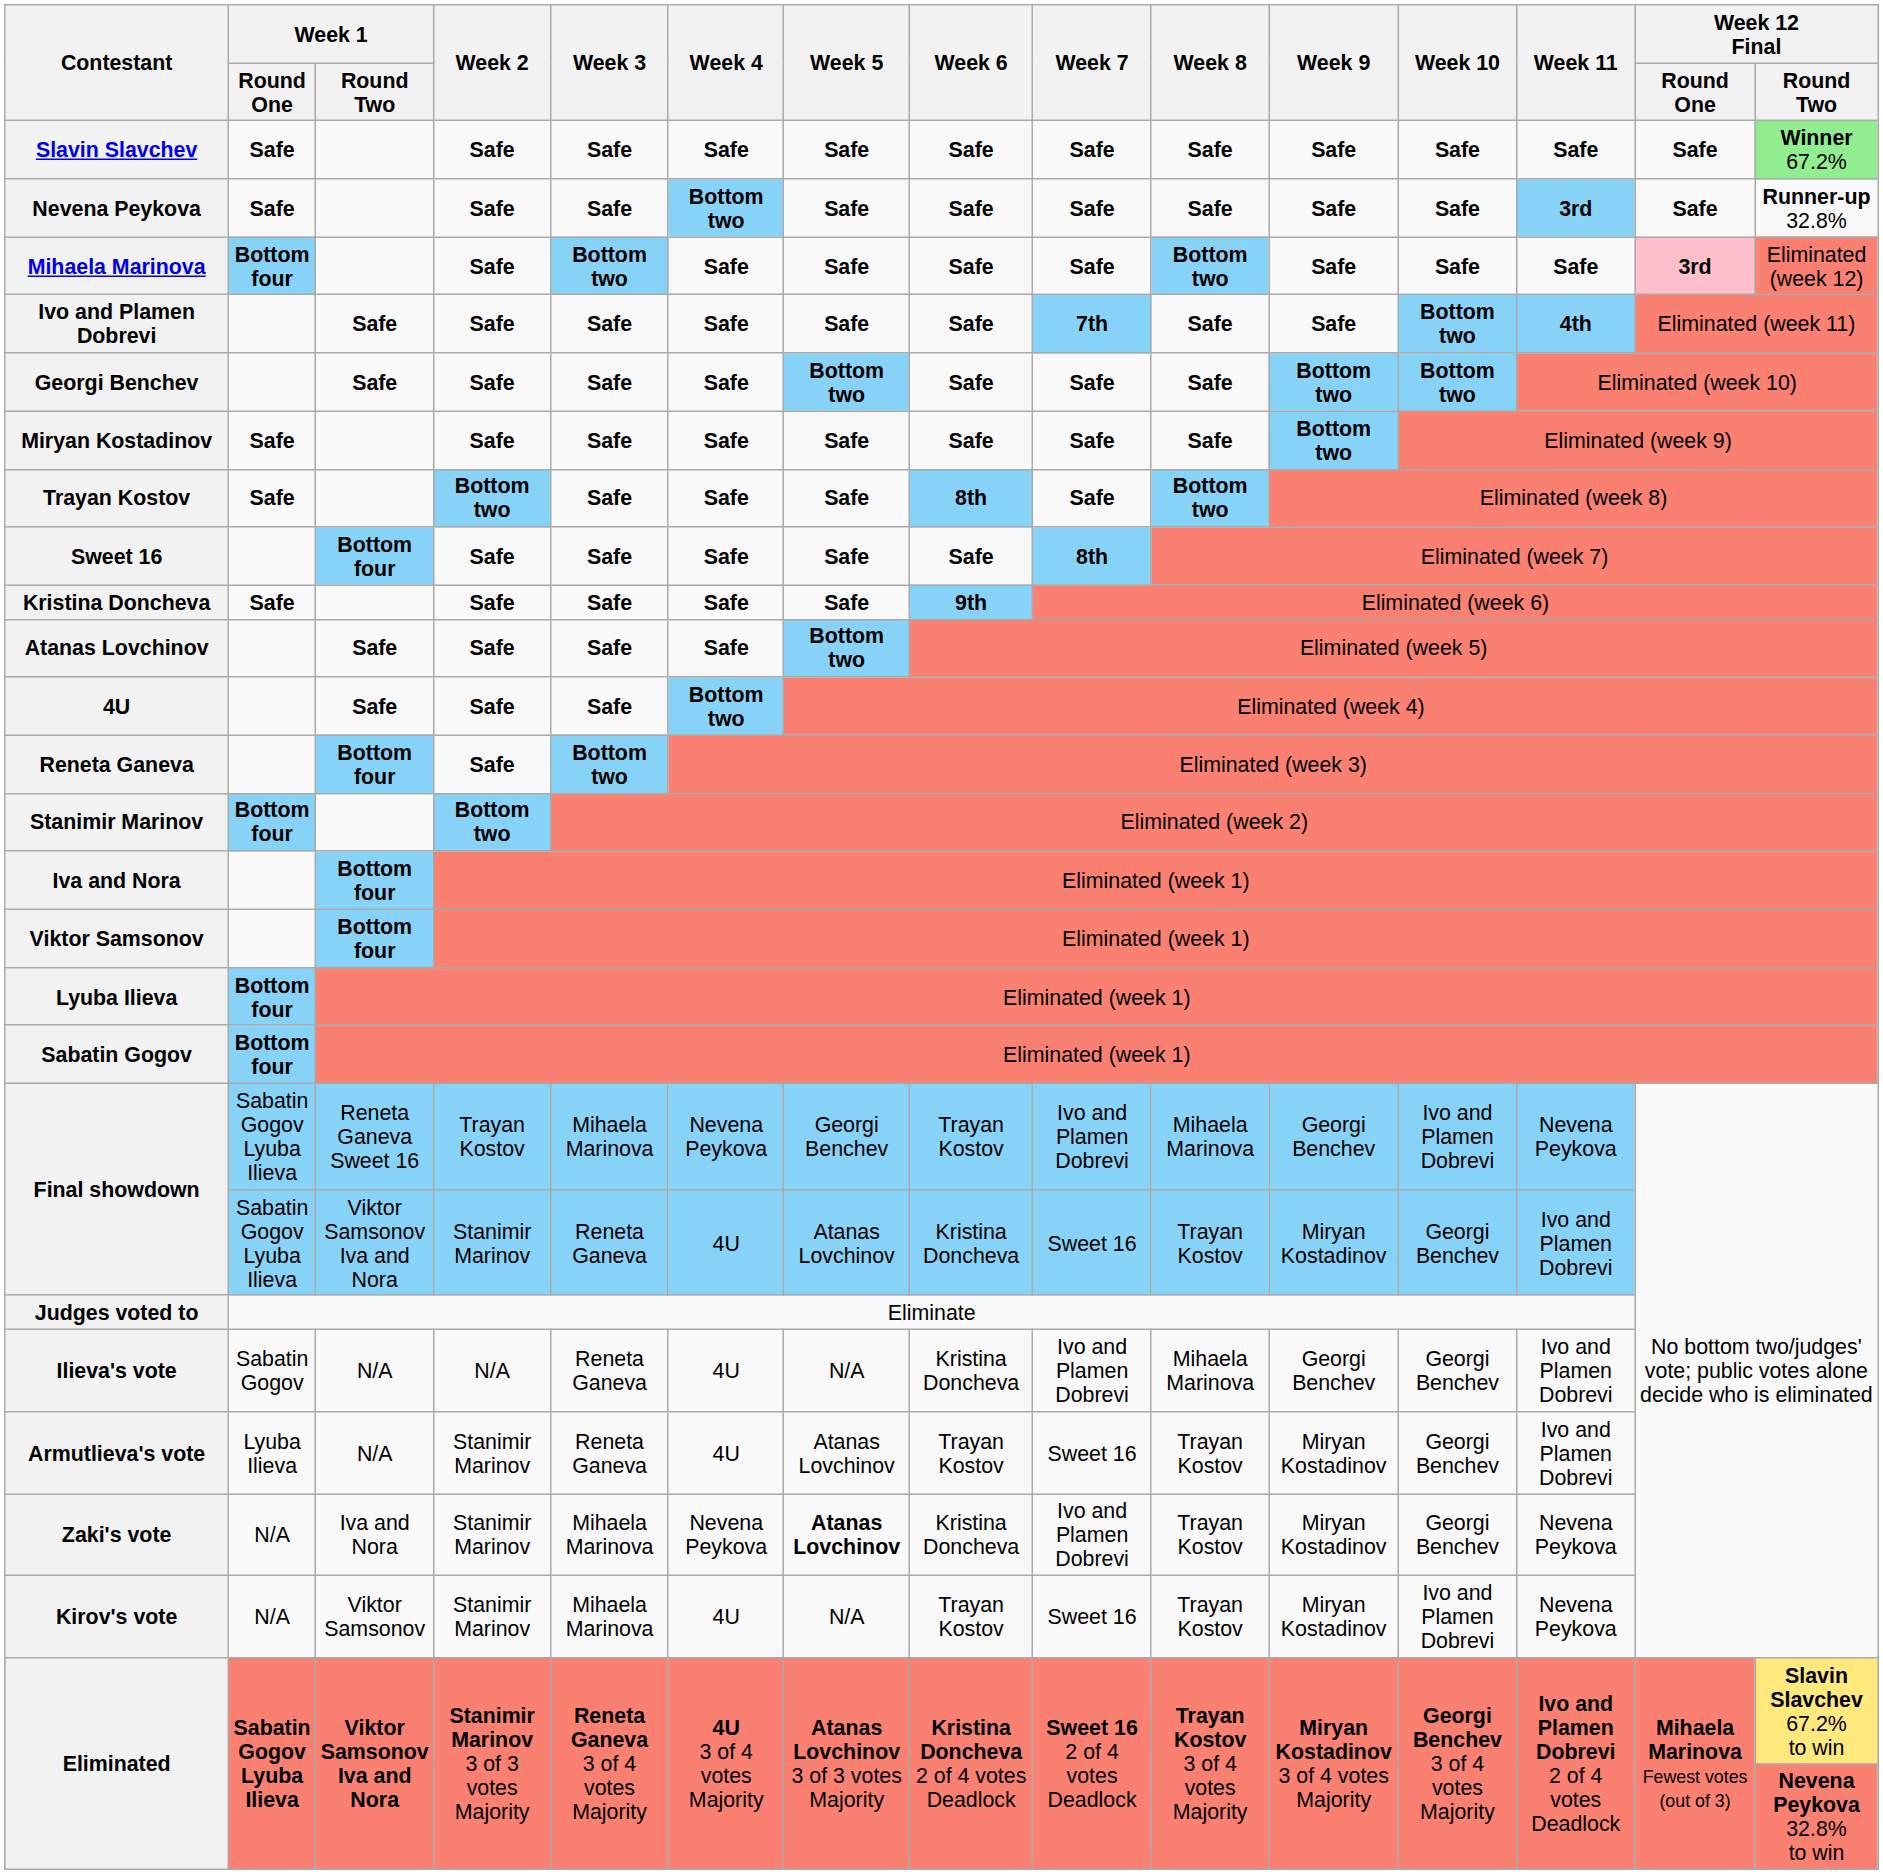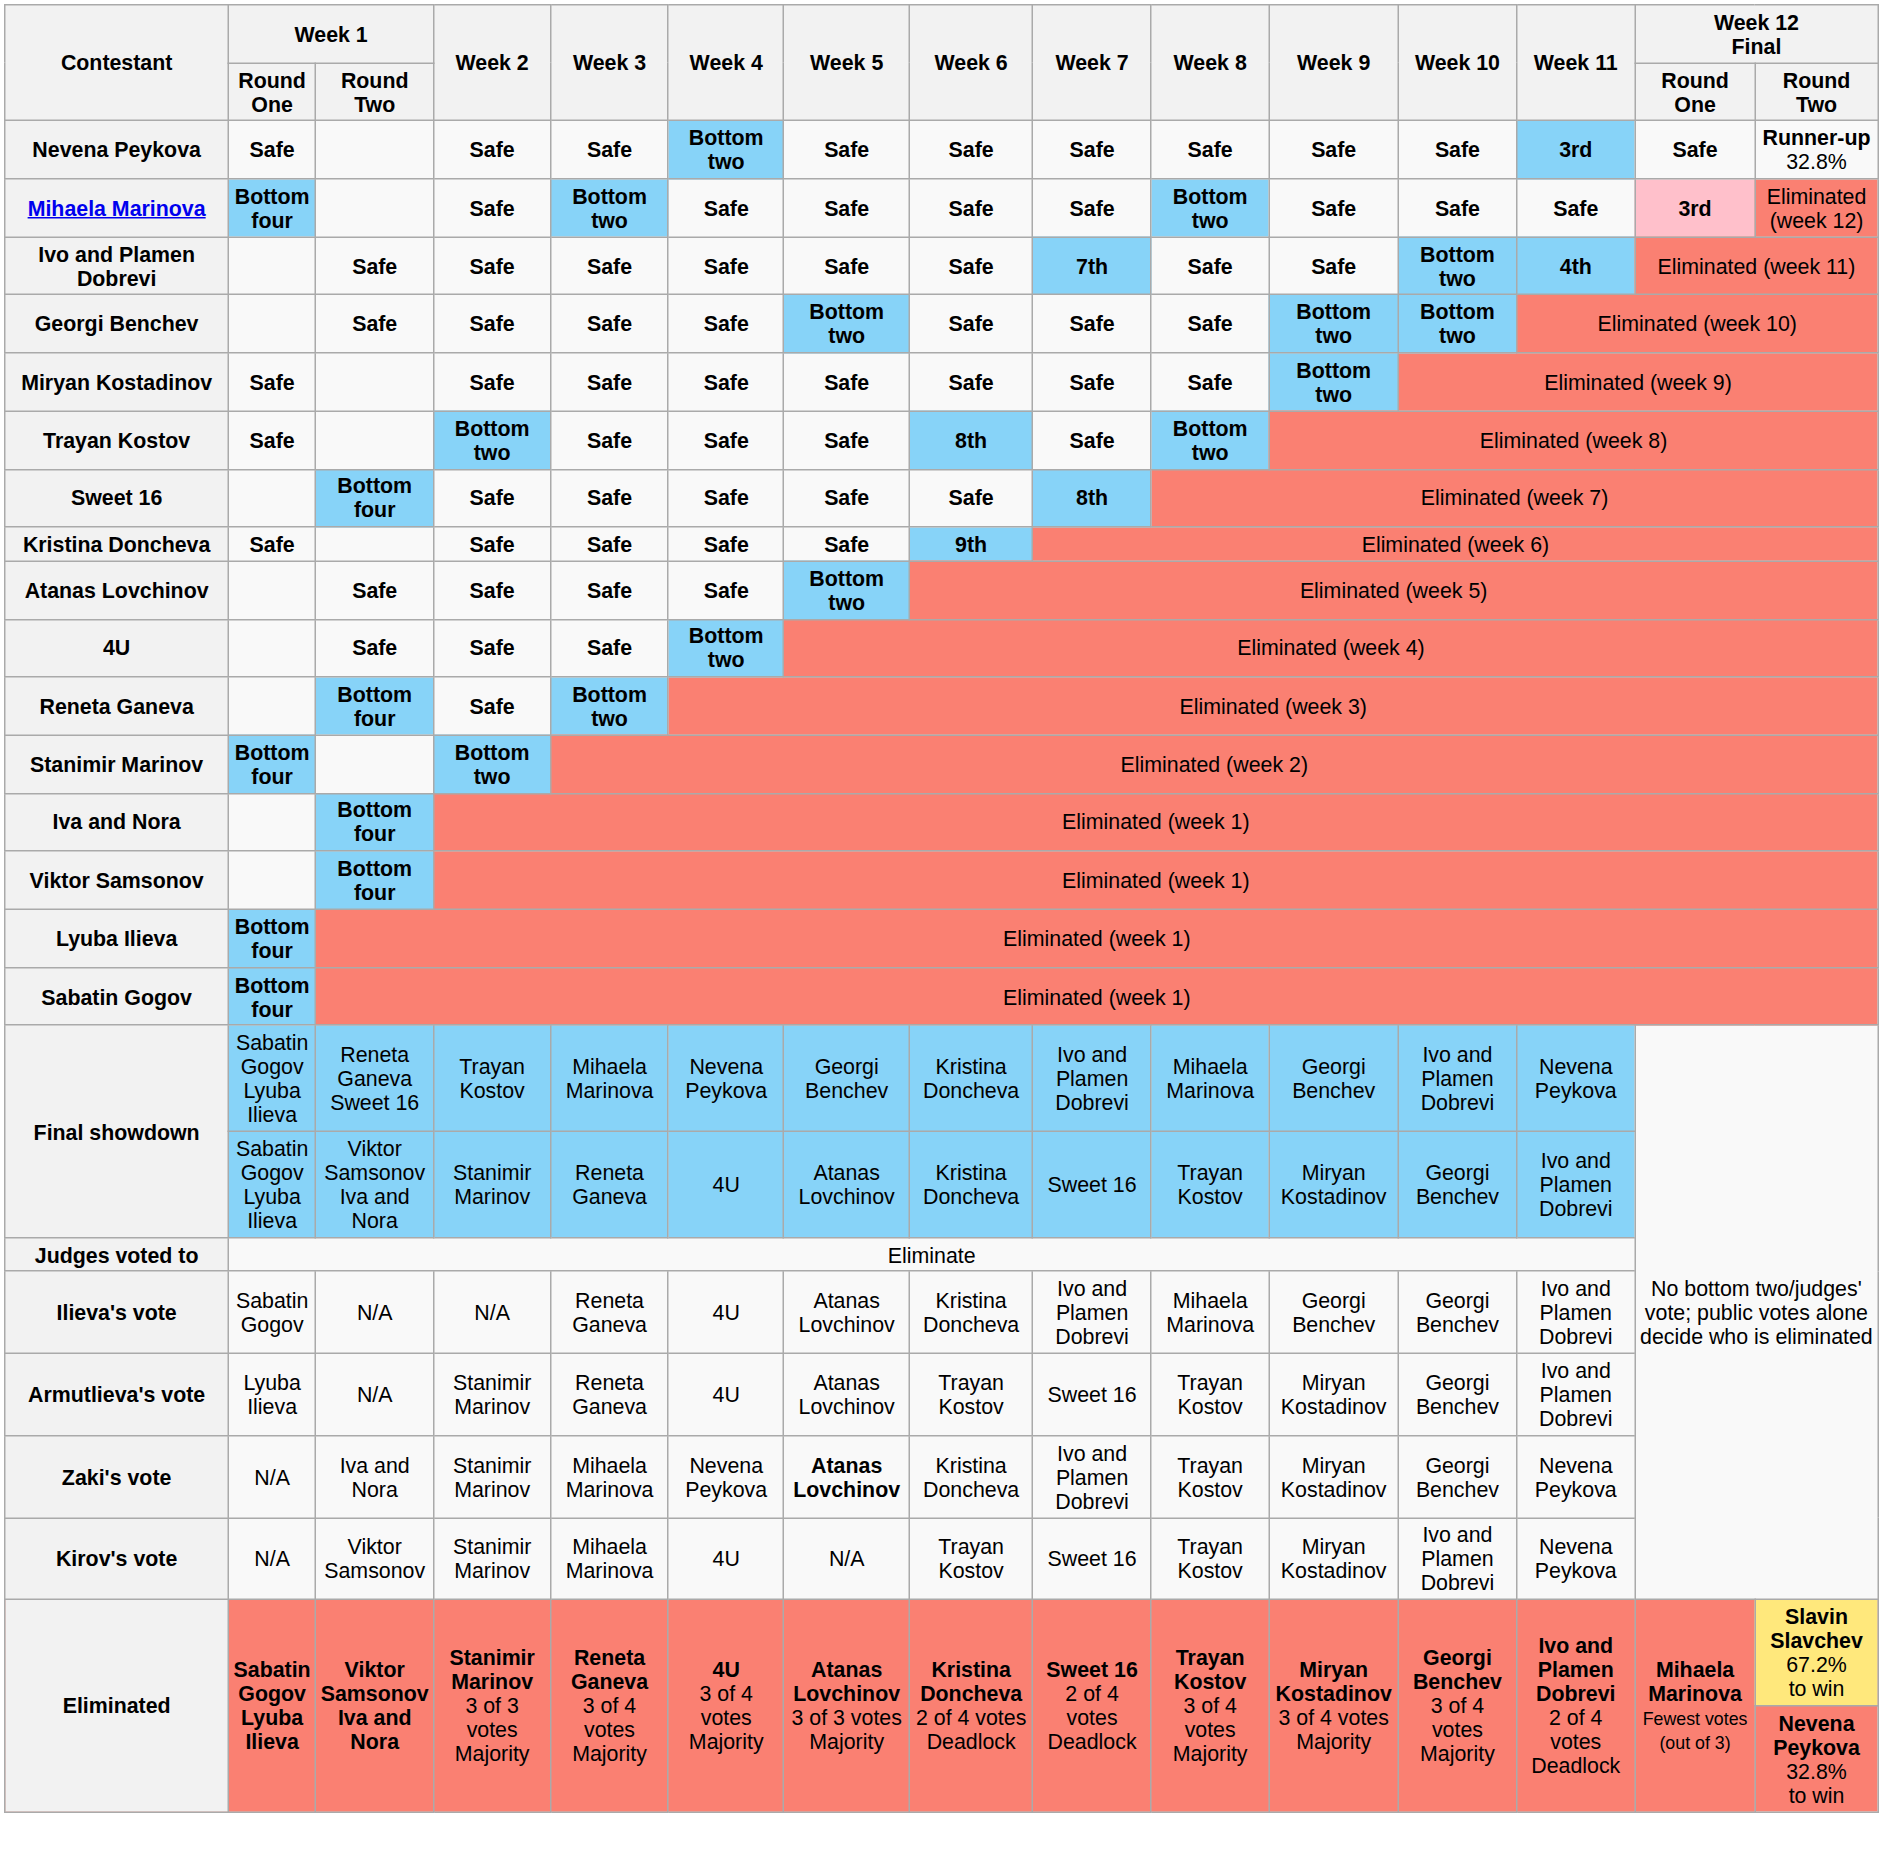- row: (117, 150)
(971, 1137) Trayan Kostov -> (971, 1079) Kristina Doncheva
(847, 1371) N/A -> (847, 1313) Atanas Lovchinov
